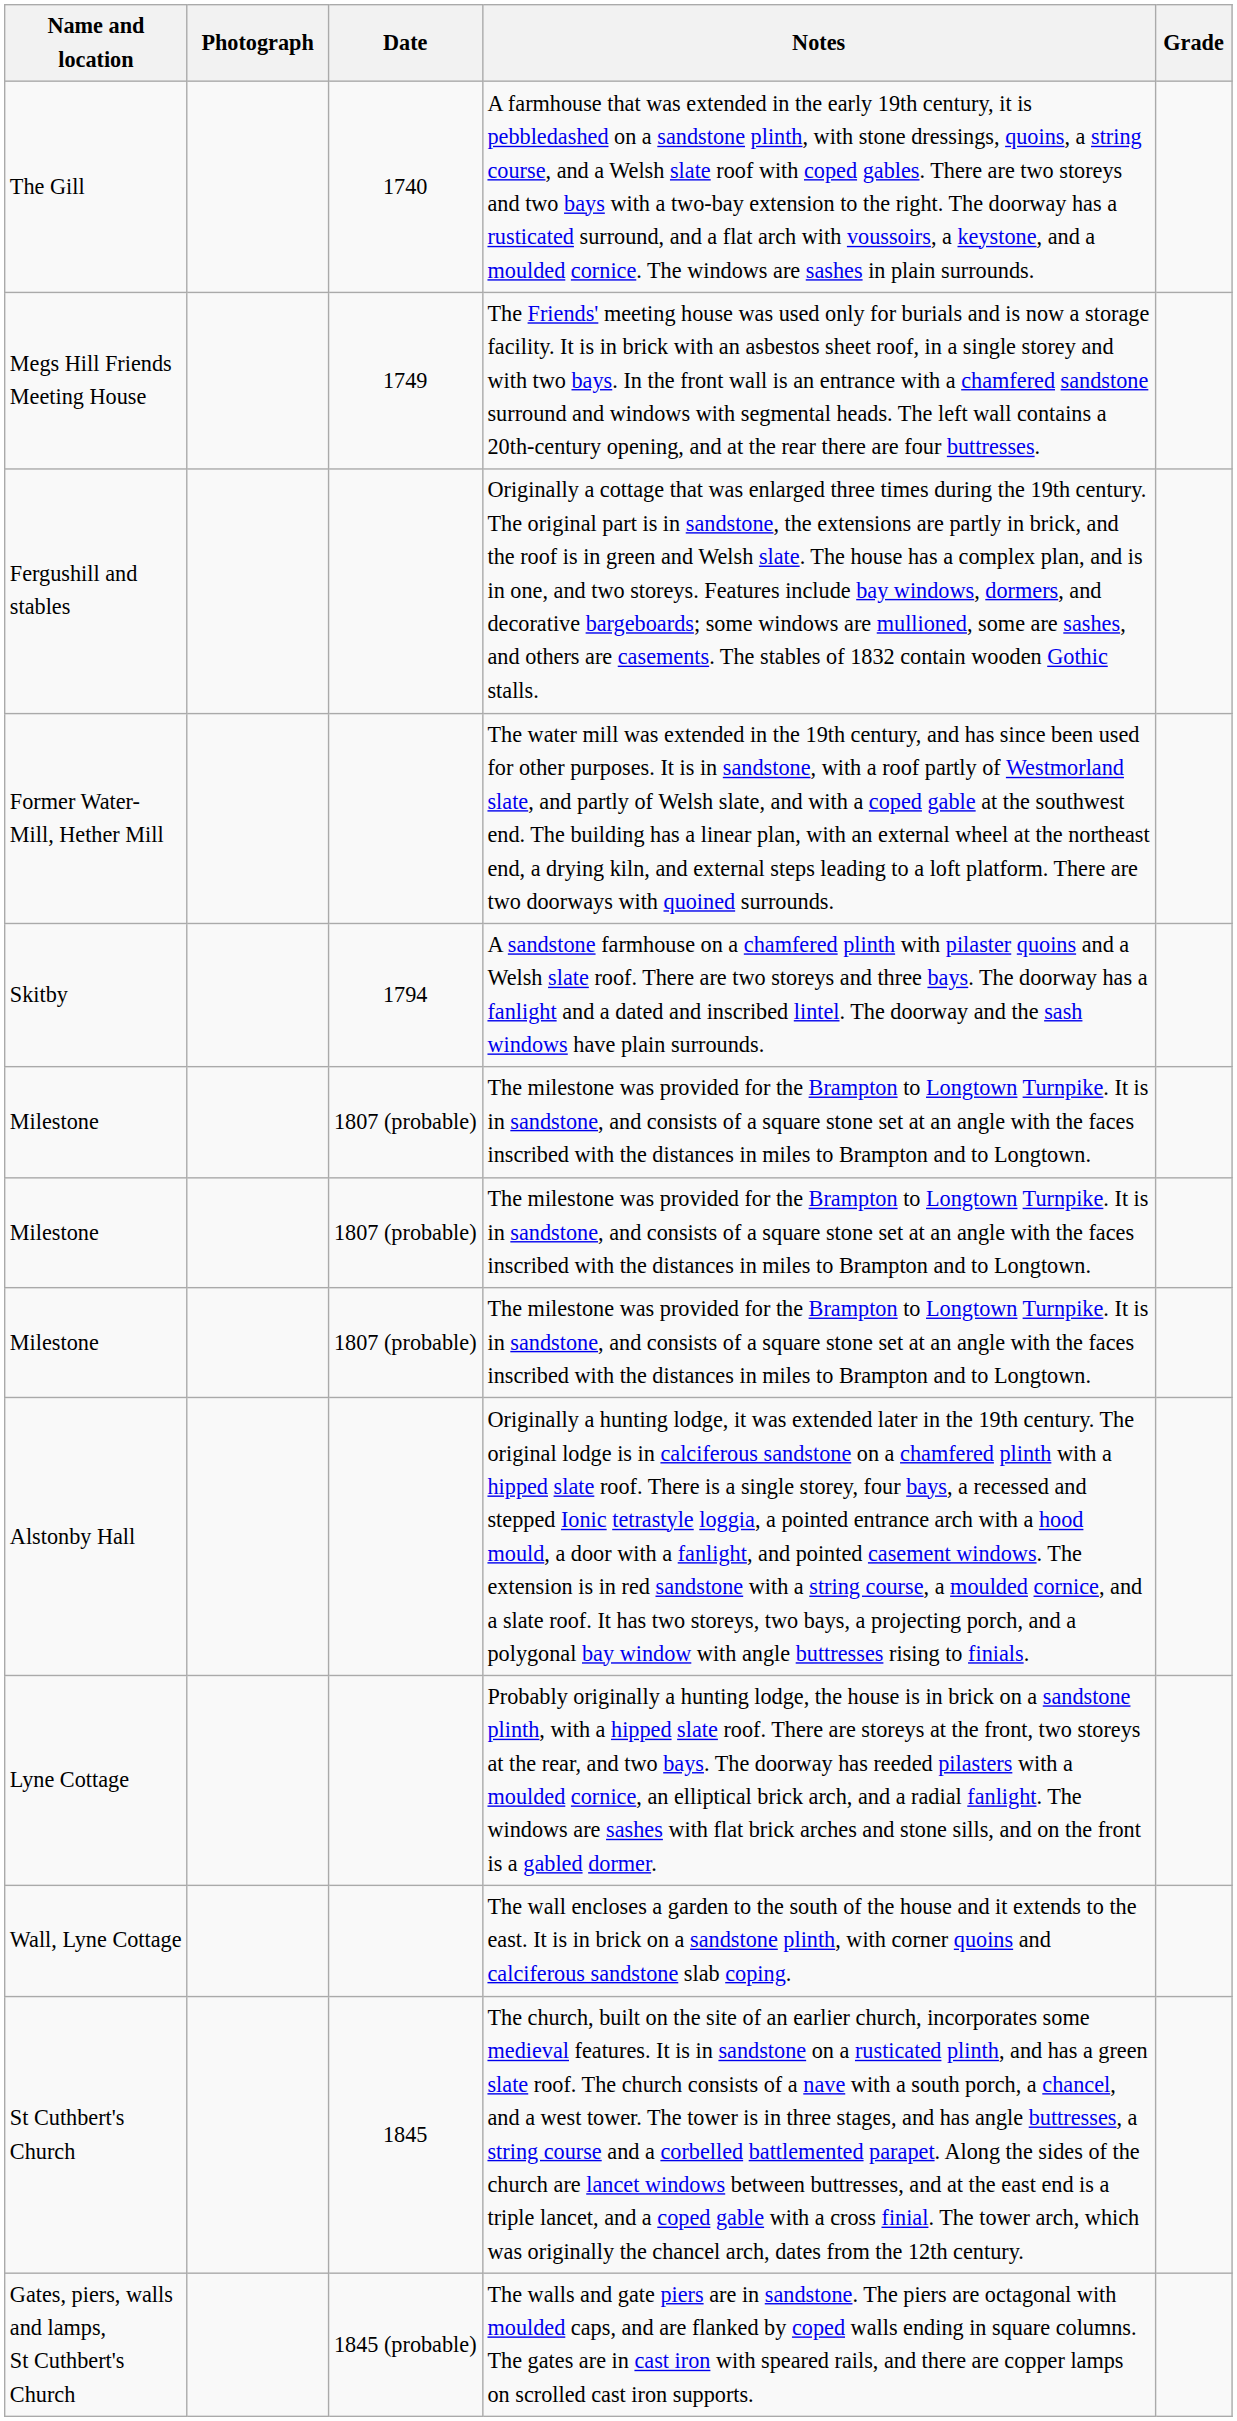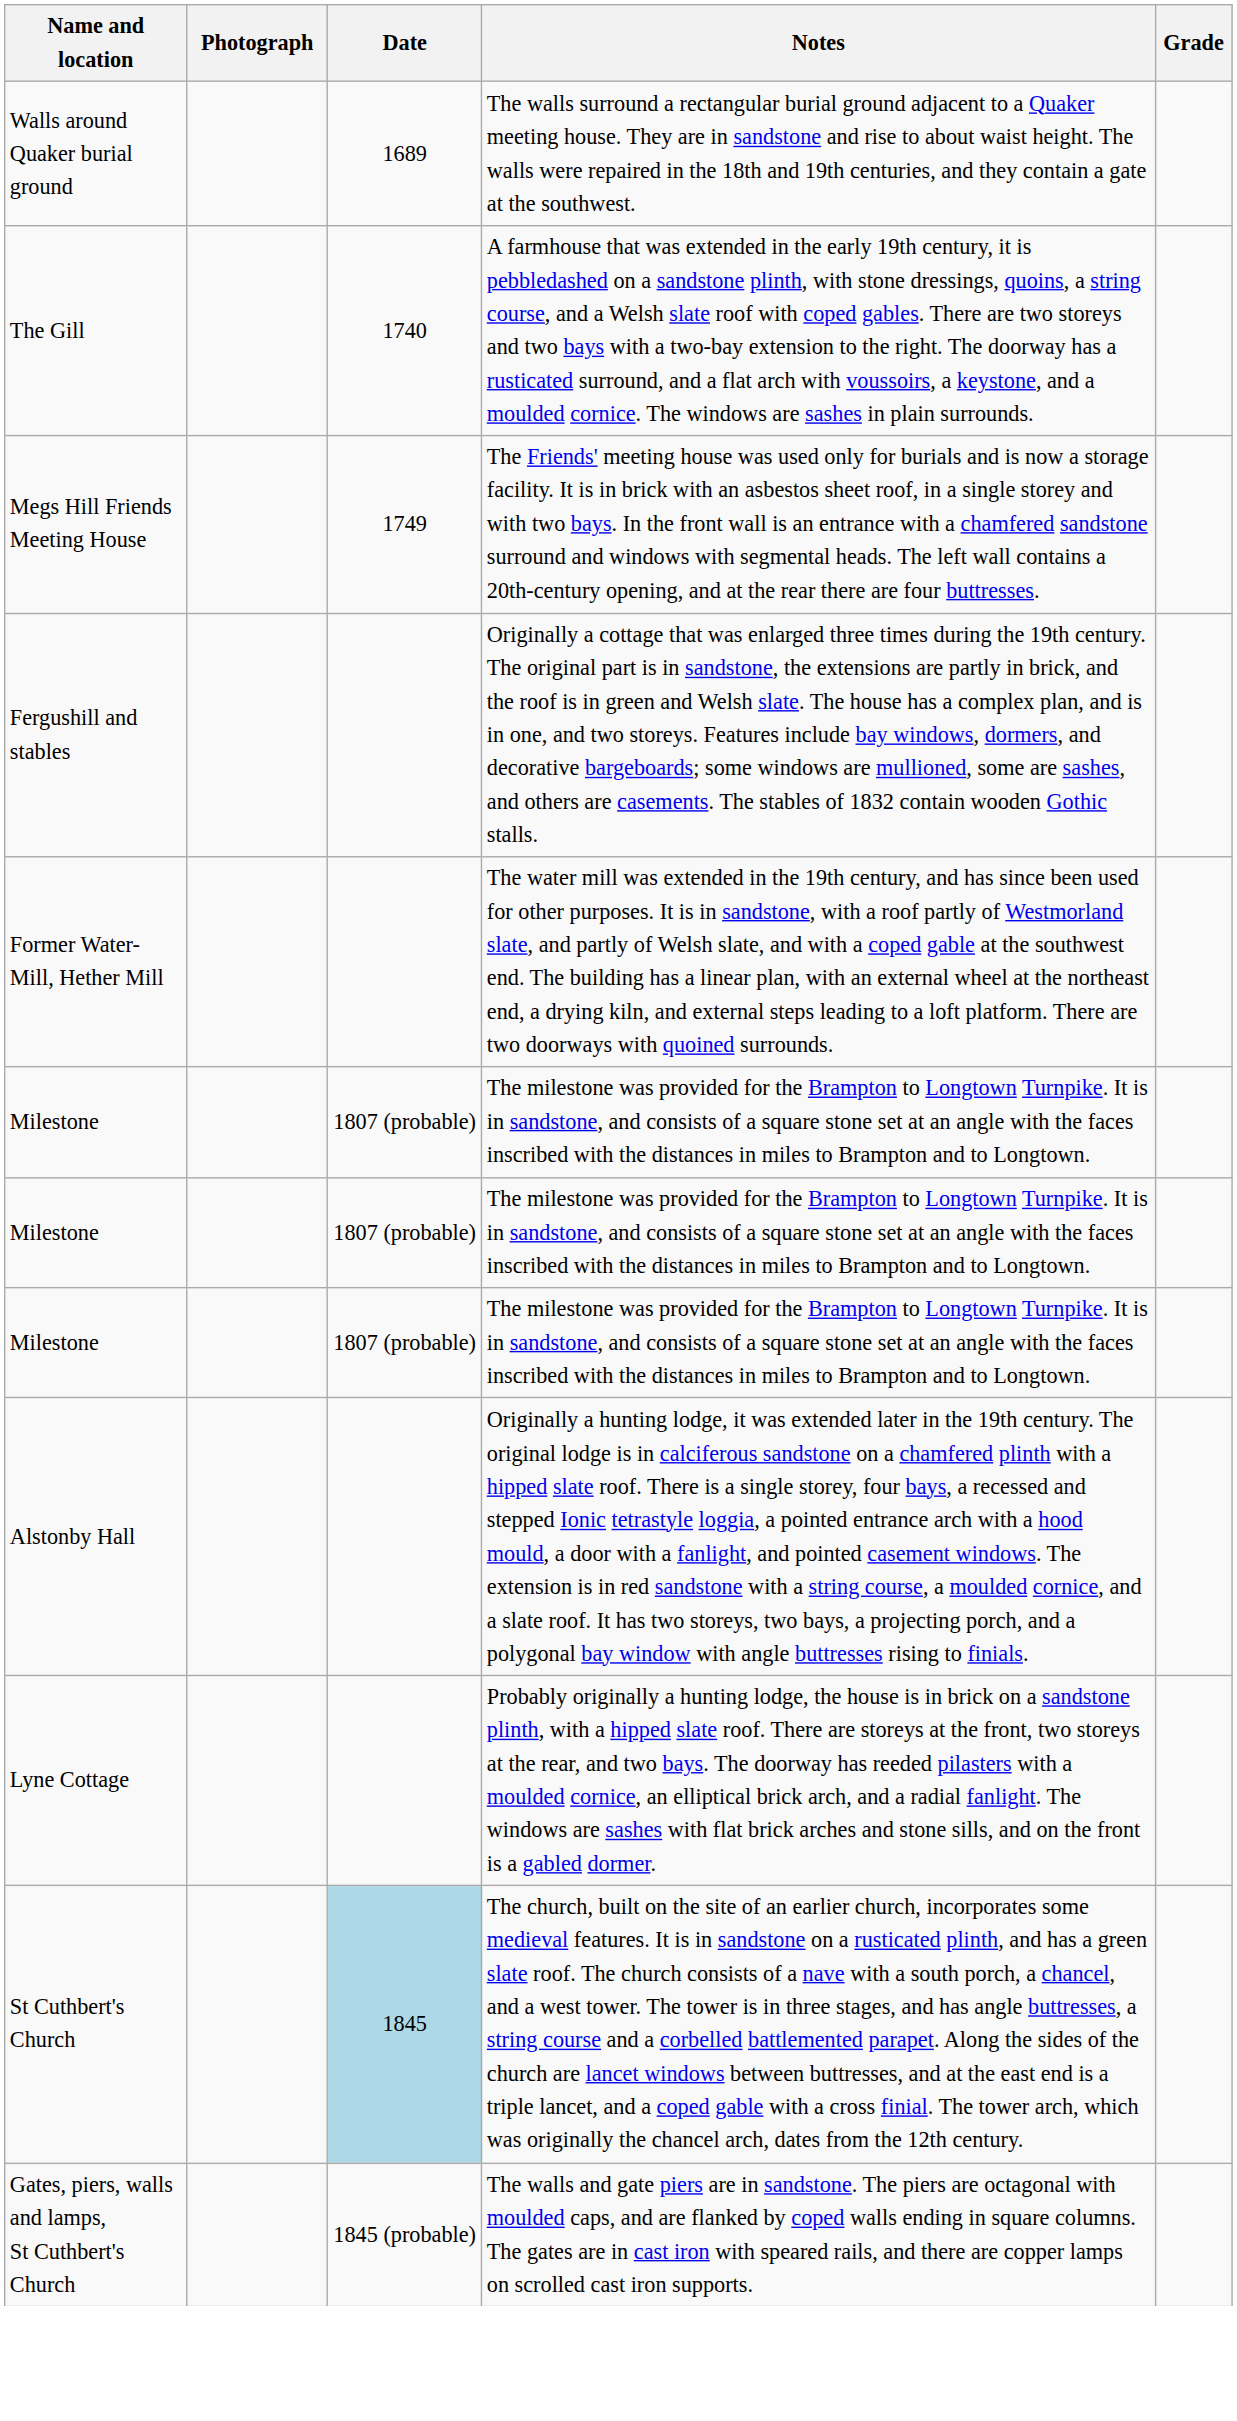+ row: (71, 153)
- row: (39, 994)
- row: (96, 1940)
(405, 2134) no background -> (405, 2023) lightblue background
